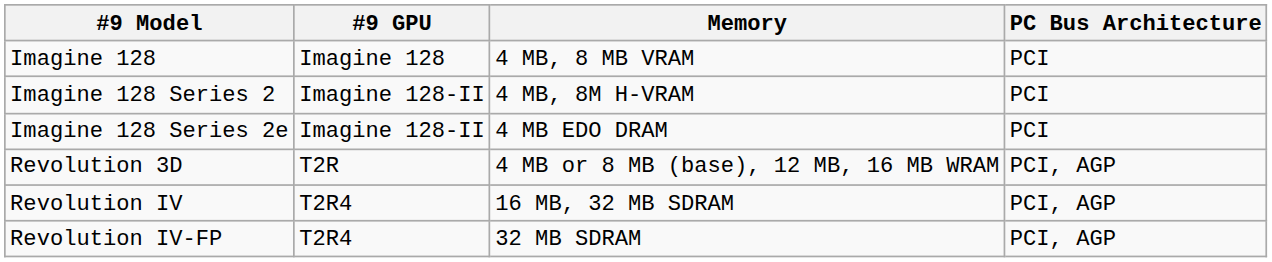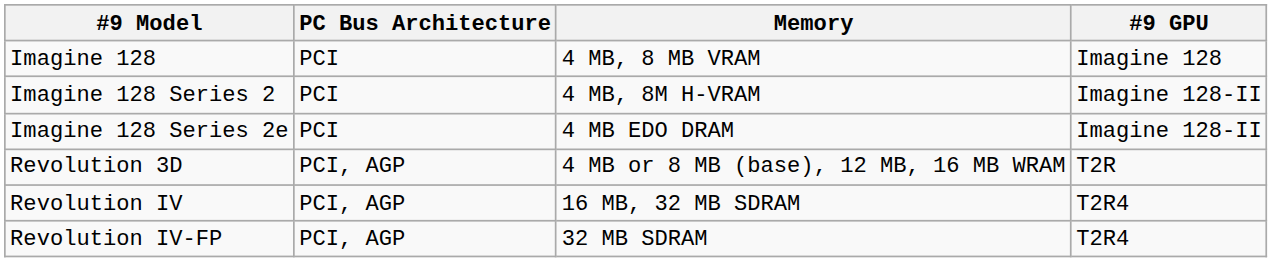columns swapped: (392, 23) <-> (1136, 23)
